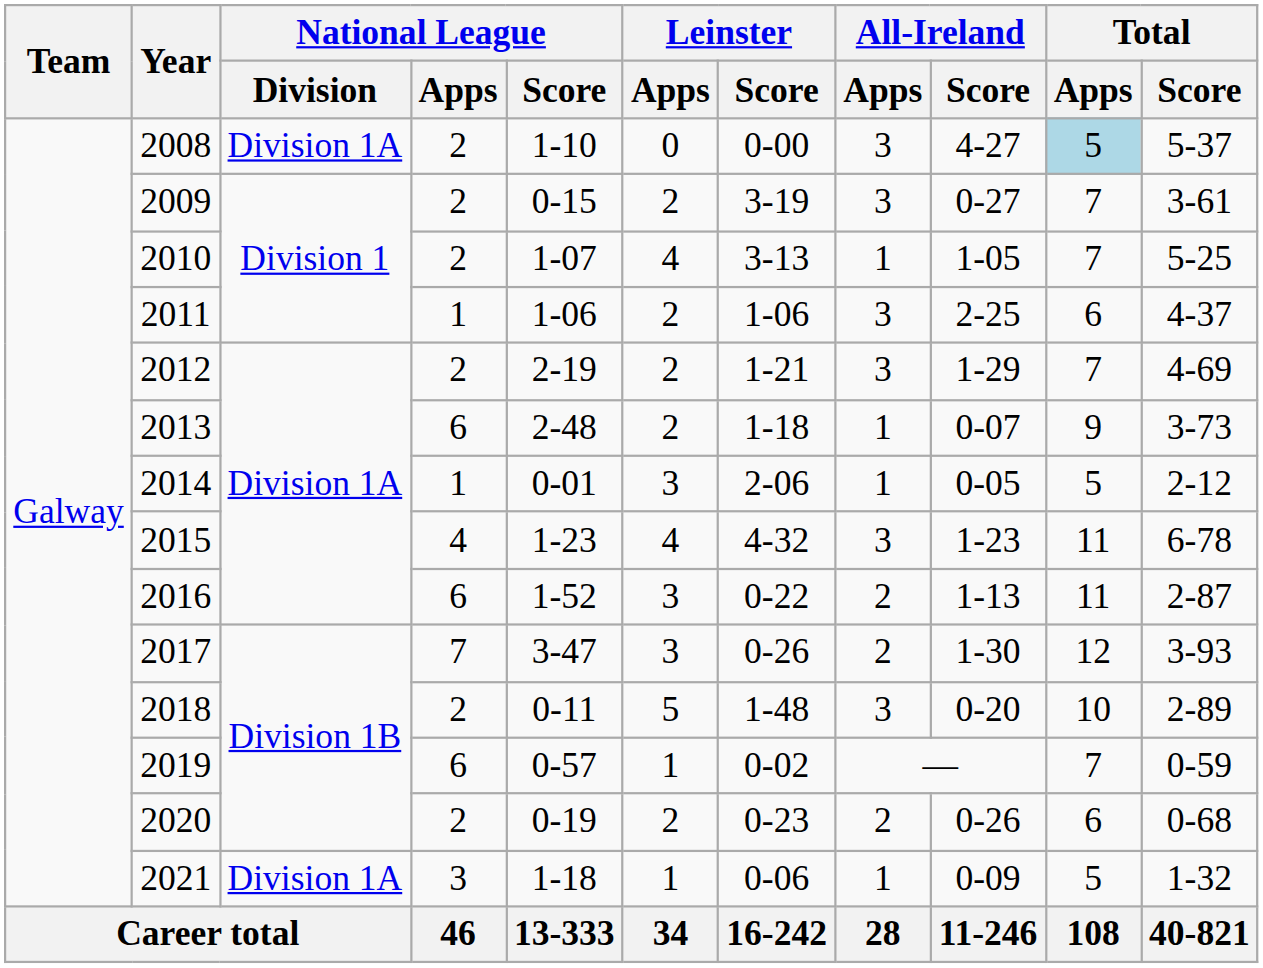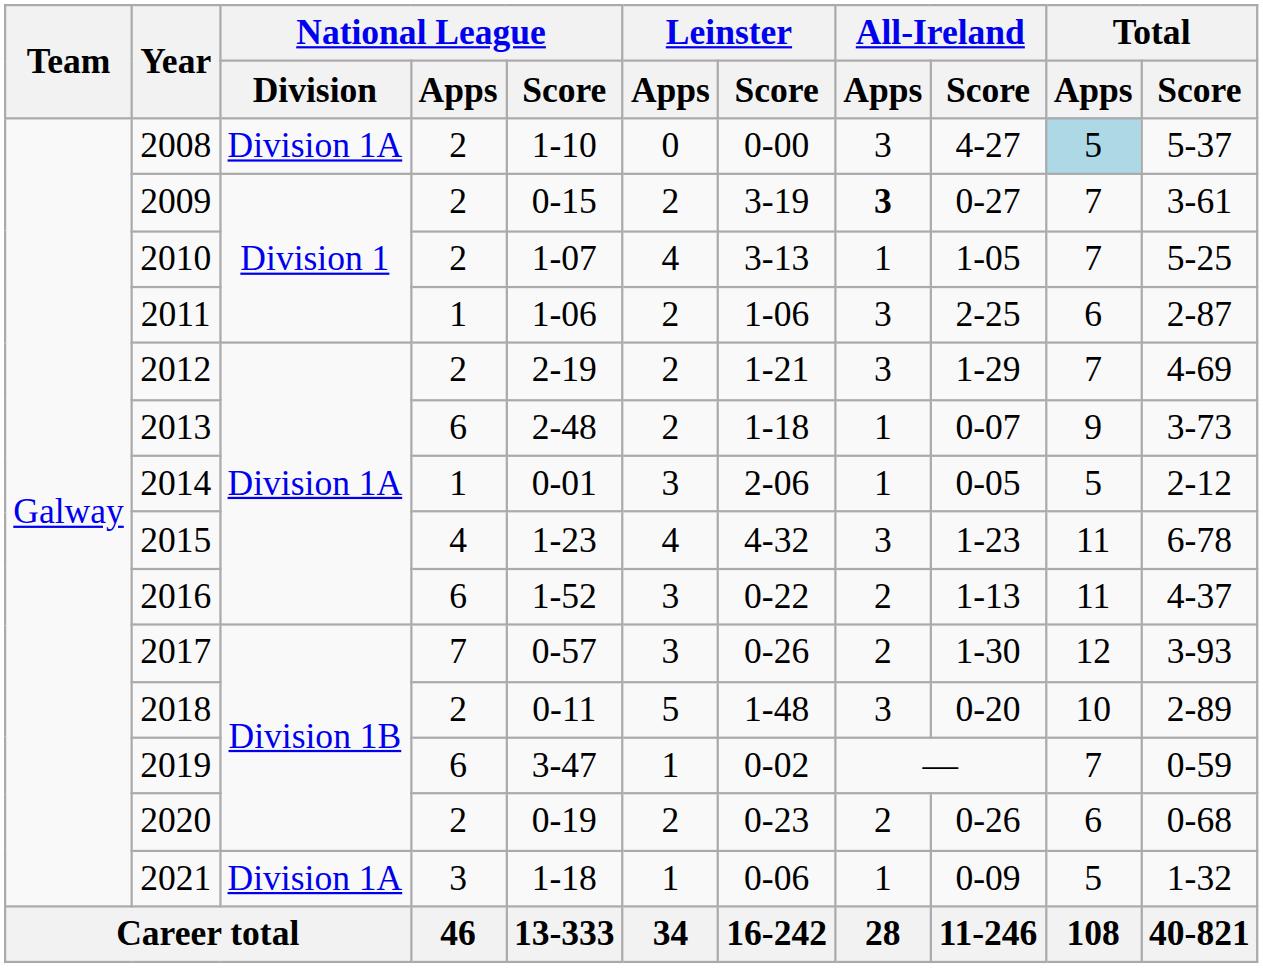(883, 201) normal -> (883, 201) bold
(1199, 314) 4-37 -> (1199, 314) 2-87
(1199, 595) 2-87 -> (1199, 595) 4-37
(564, 652) 3-47 -> (564, 652) 0-57
(564, 764) 0-57 -> (564, 764) 3-47
